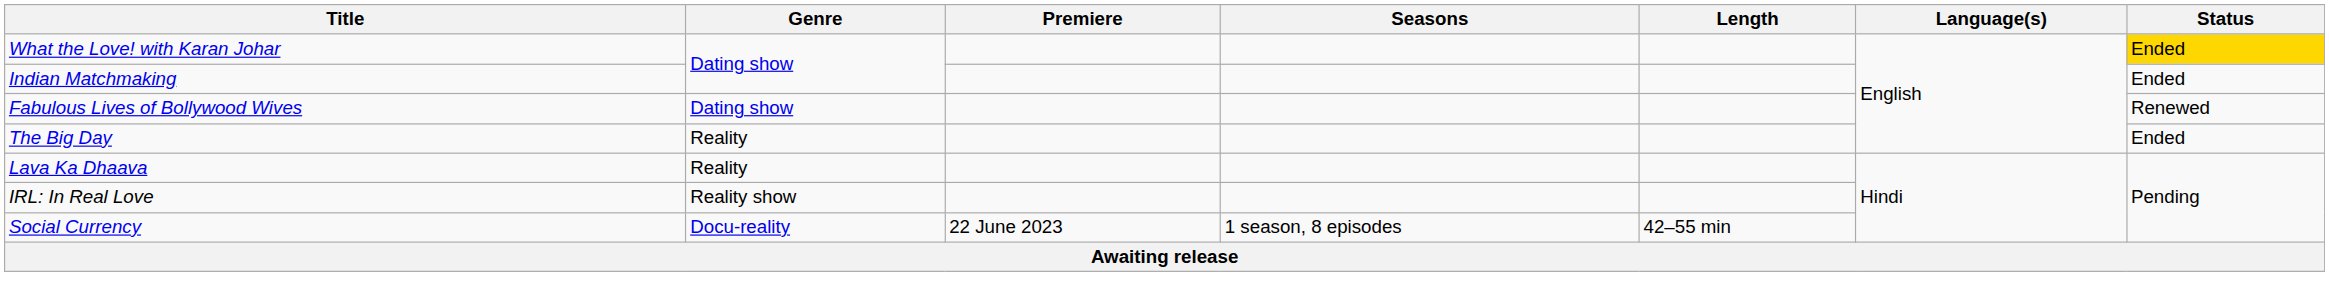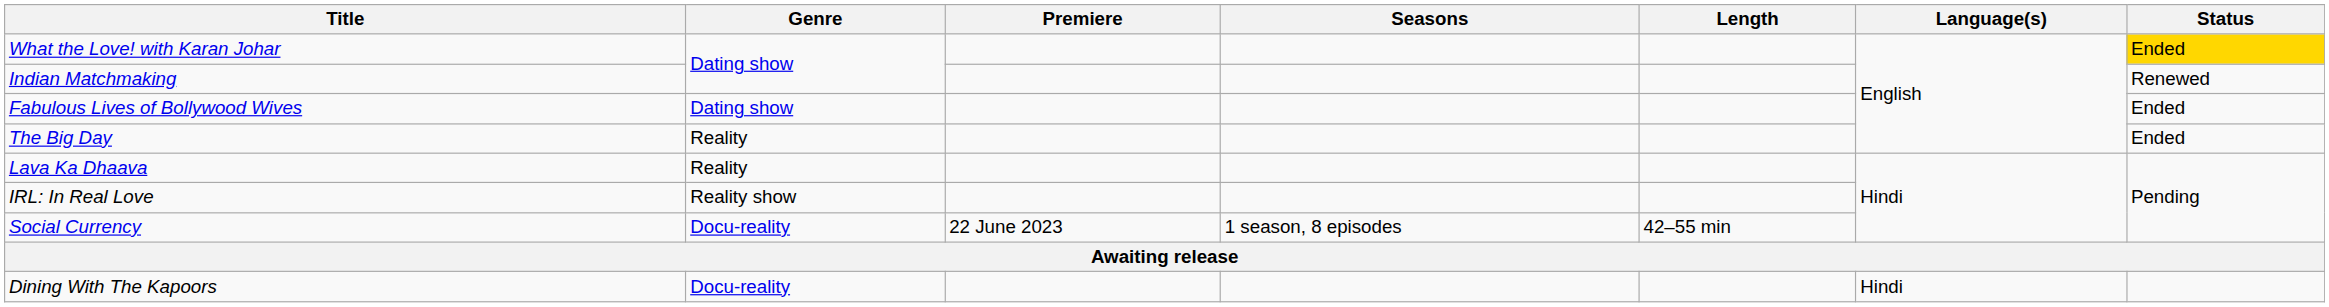(2158, 78) Ended -> (2170, 78) Renewed
(2170, 108) Renewed -> (2158, 108) Ended
+ row: (113, 286)
